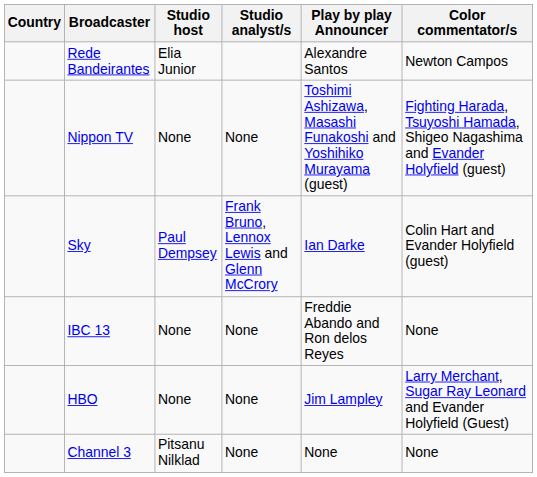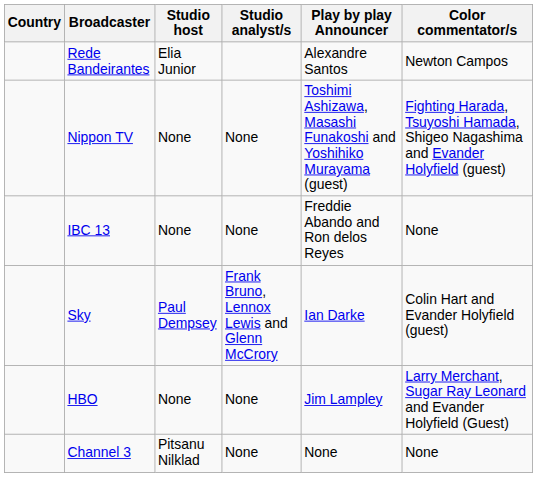rows swapped: (89, 330) <-> (79, 246)
